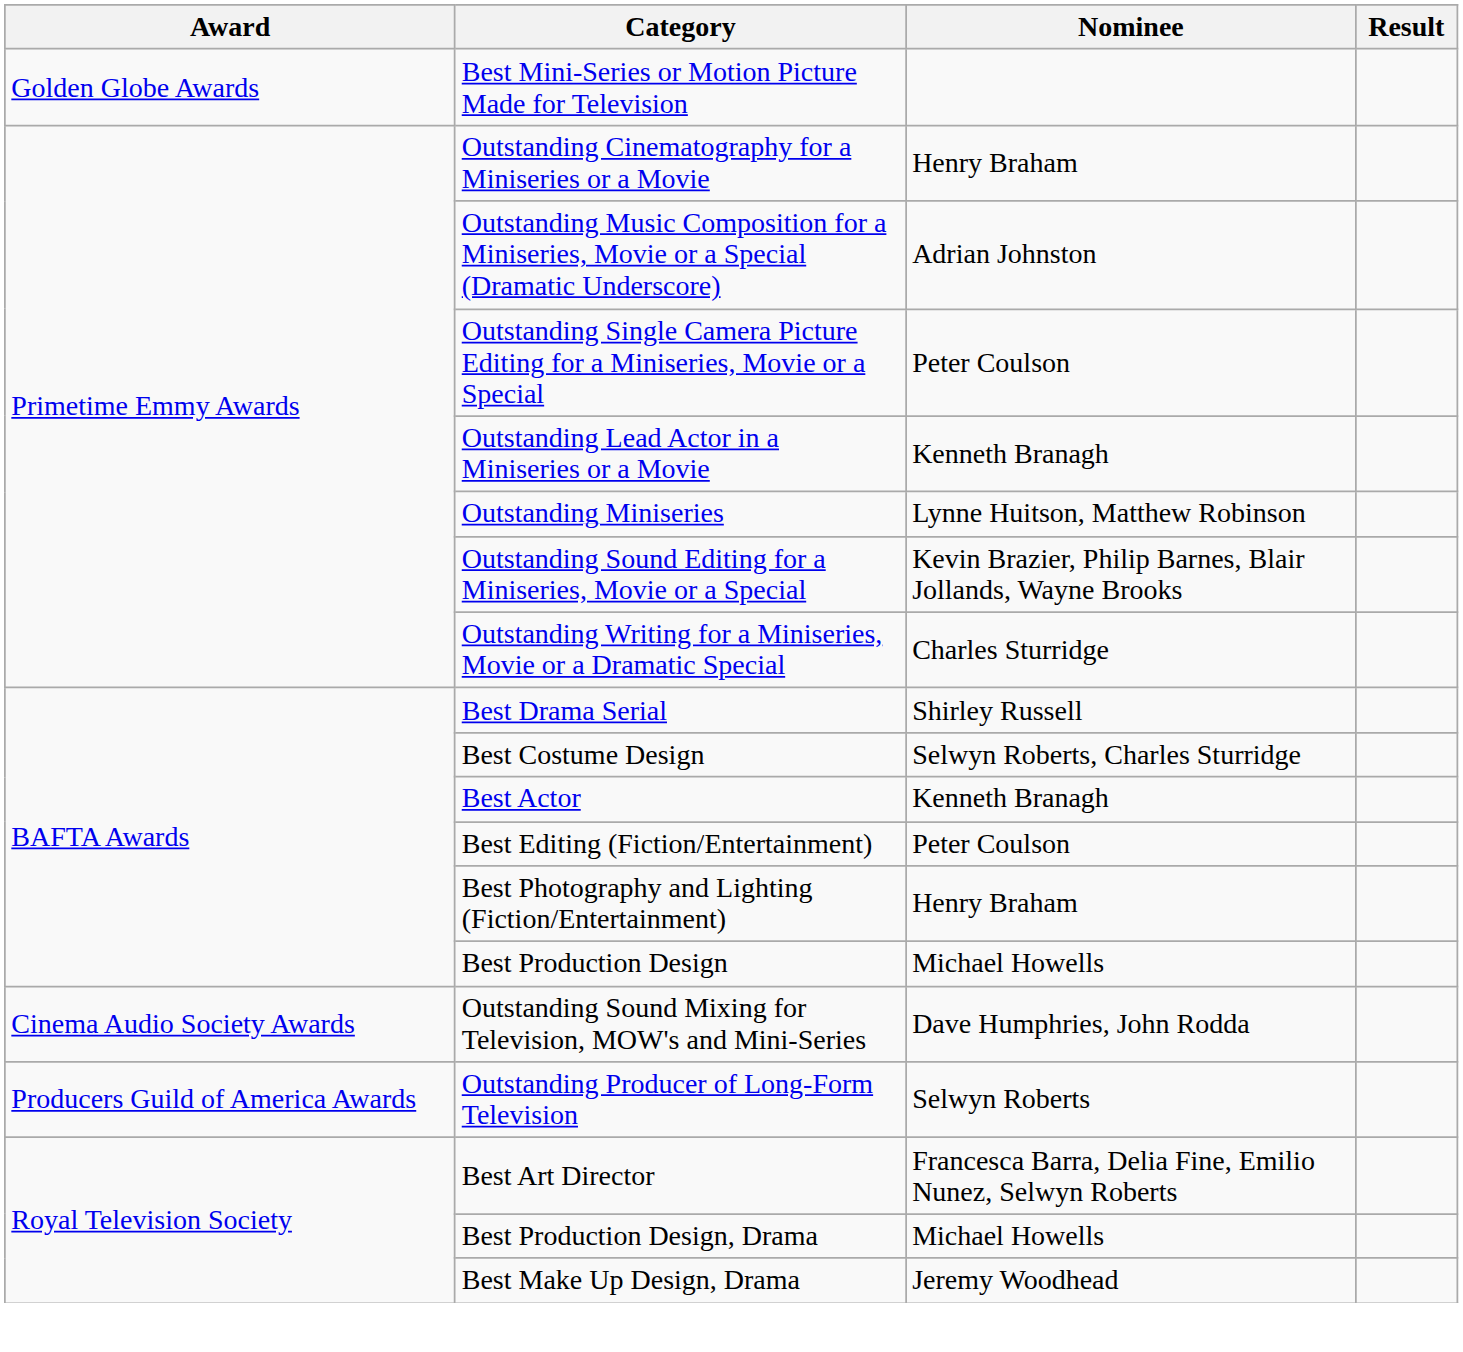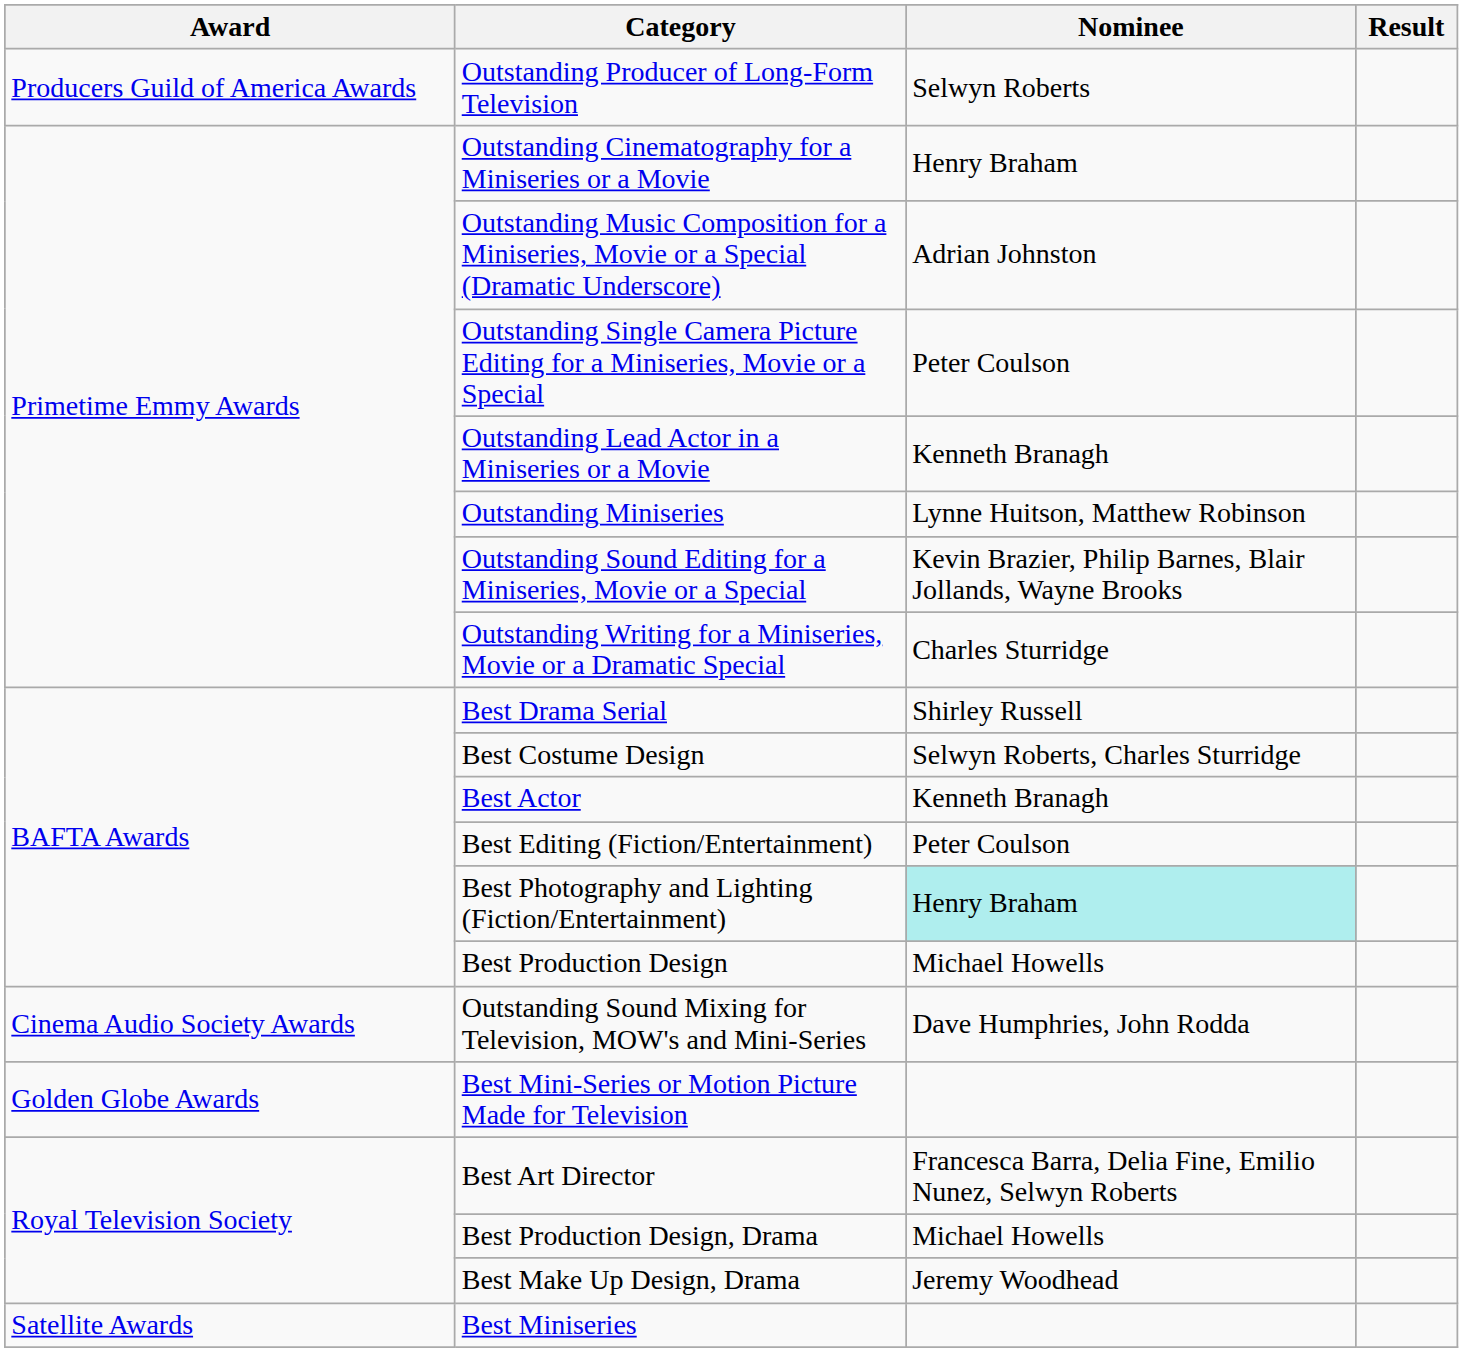rows swapped: (659, 86) <-> (667, 1099)
(995, 903) no background -> (995, 903) paleturquoise background
+ row: (549, 1324)
